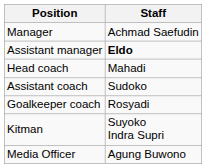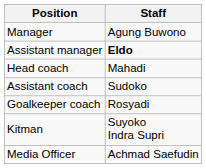(153, 31) Achmad Saefudin -> (147, 31) Agung Buwono
(147, 154) Agung Buwono -> (153, 154) Achmad Saefudin
